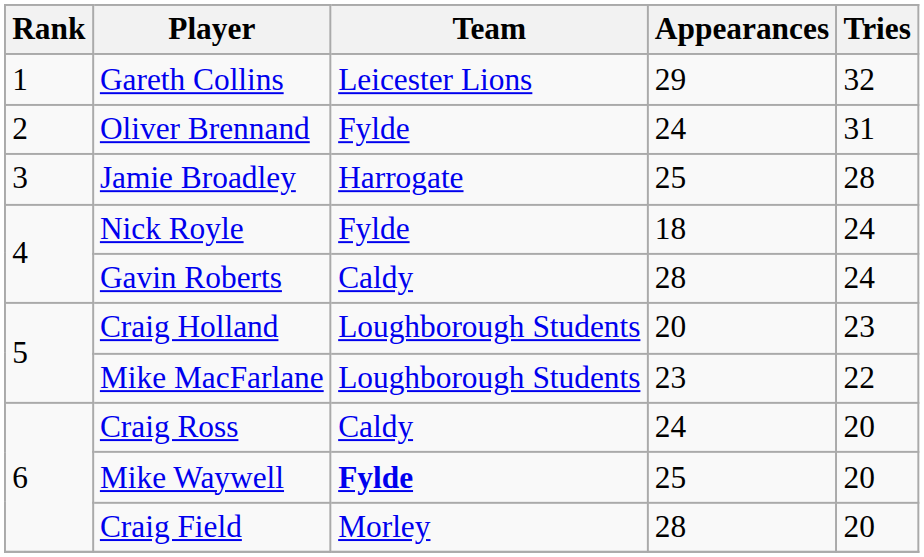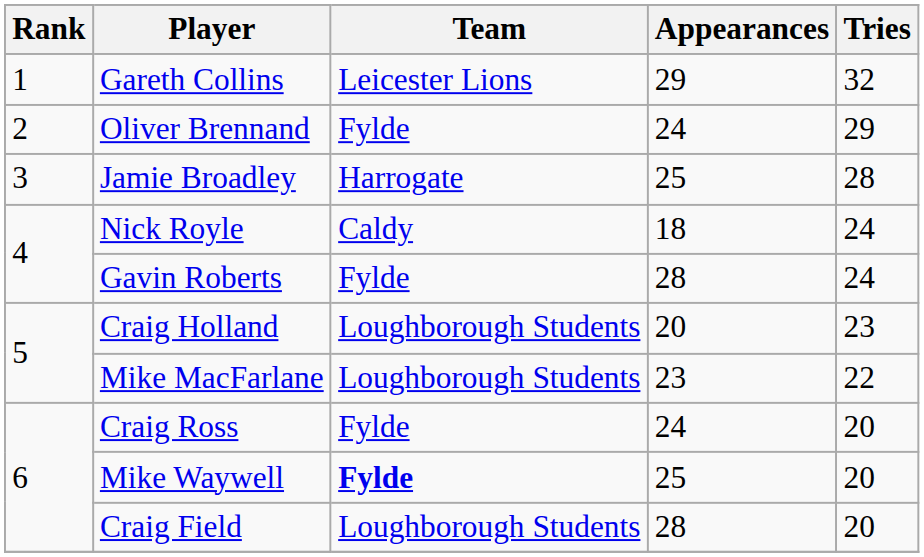(859, 128) 31 -> (859, 128) 29
(374, 228) Fylde -> (376, 228) Caldy
(376, 278) Caldy -> (374, 278) Fylde
(376, 427) Caldy -> (374, 427) Fylde
(384, 526) Morley -> (489, 526) Loughborough Students
